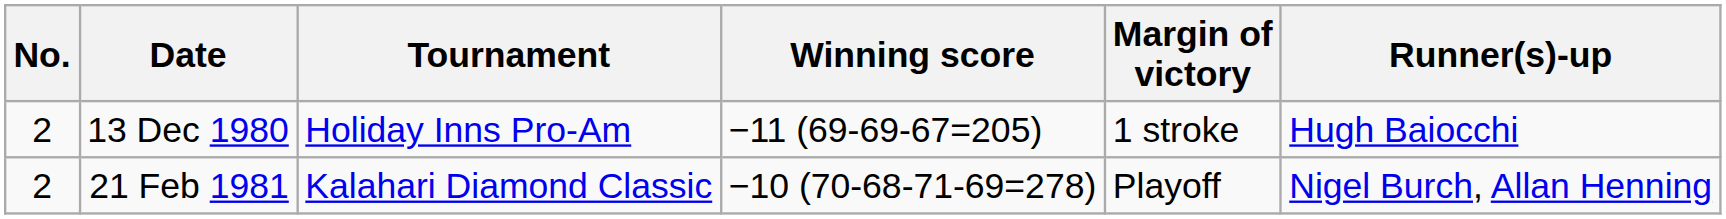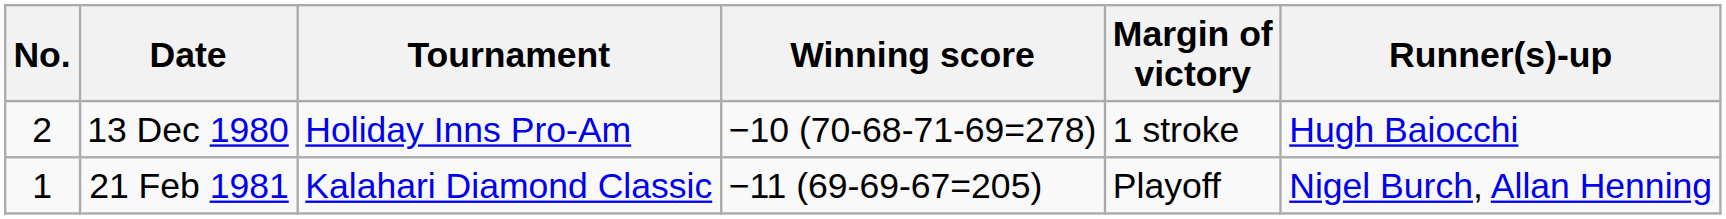(886, 130) −11 (69-69-67=205) -> (913, 130) −10 (70-68-71-69=278)
(42, 186) 2 -> (42, 186) 1
(913, 186) −10 (70-68-71-69=278) -> (886, 186) −11 (69-69-67=205)
